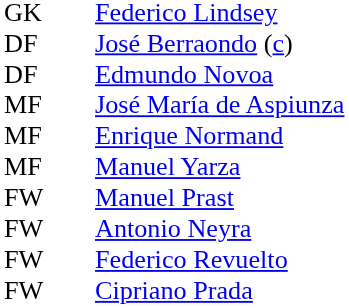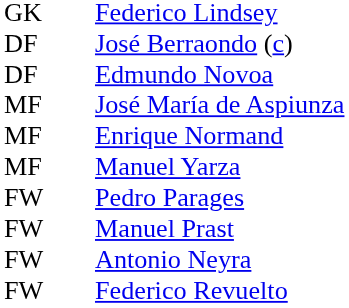+ row: (170, 197)
- row: (174, 290)
